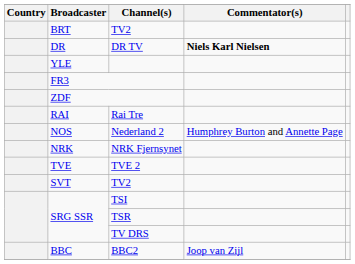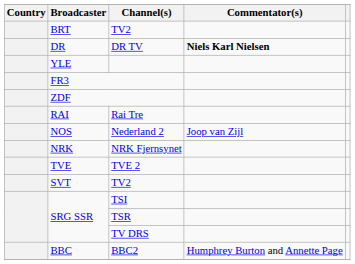(265, 132) Humphrey Burton and Annette Page -> (215, 132) Joop van Zijl
(215, 251) Joop van Zijl -> (265, 251) Humphrey Burton and Annette Page
